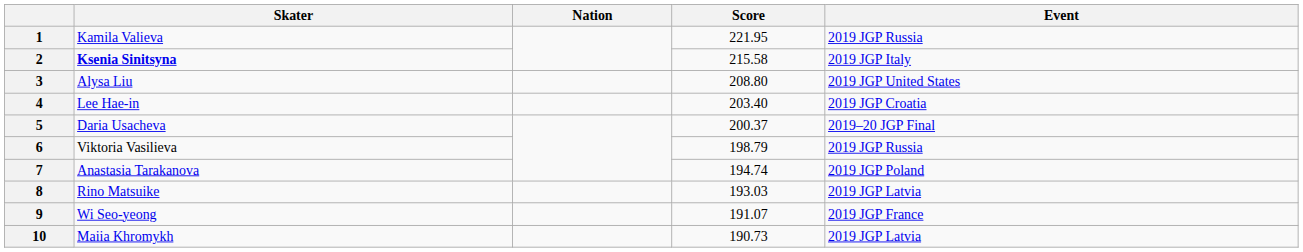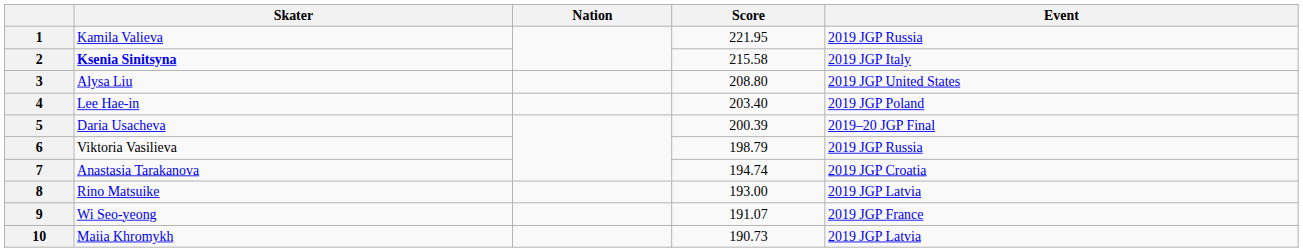(877, 103) 2019 JGP Croatia -> (876, 103) 2019 JGP Poland
(748, 125) 200.37 -> (748, 125) 200.39
(876, 170) 2019 JGP Poland -> (877, 170) 2019 JGP Croatia
(748, 192) 193.03 -> (748, 192) 193.00
